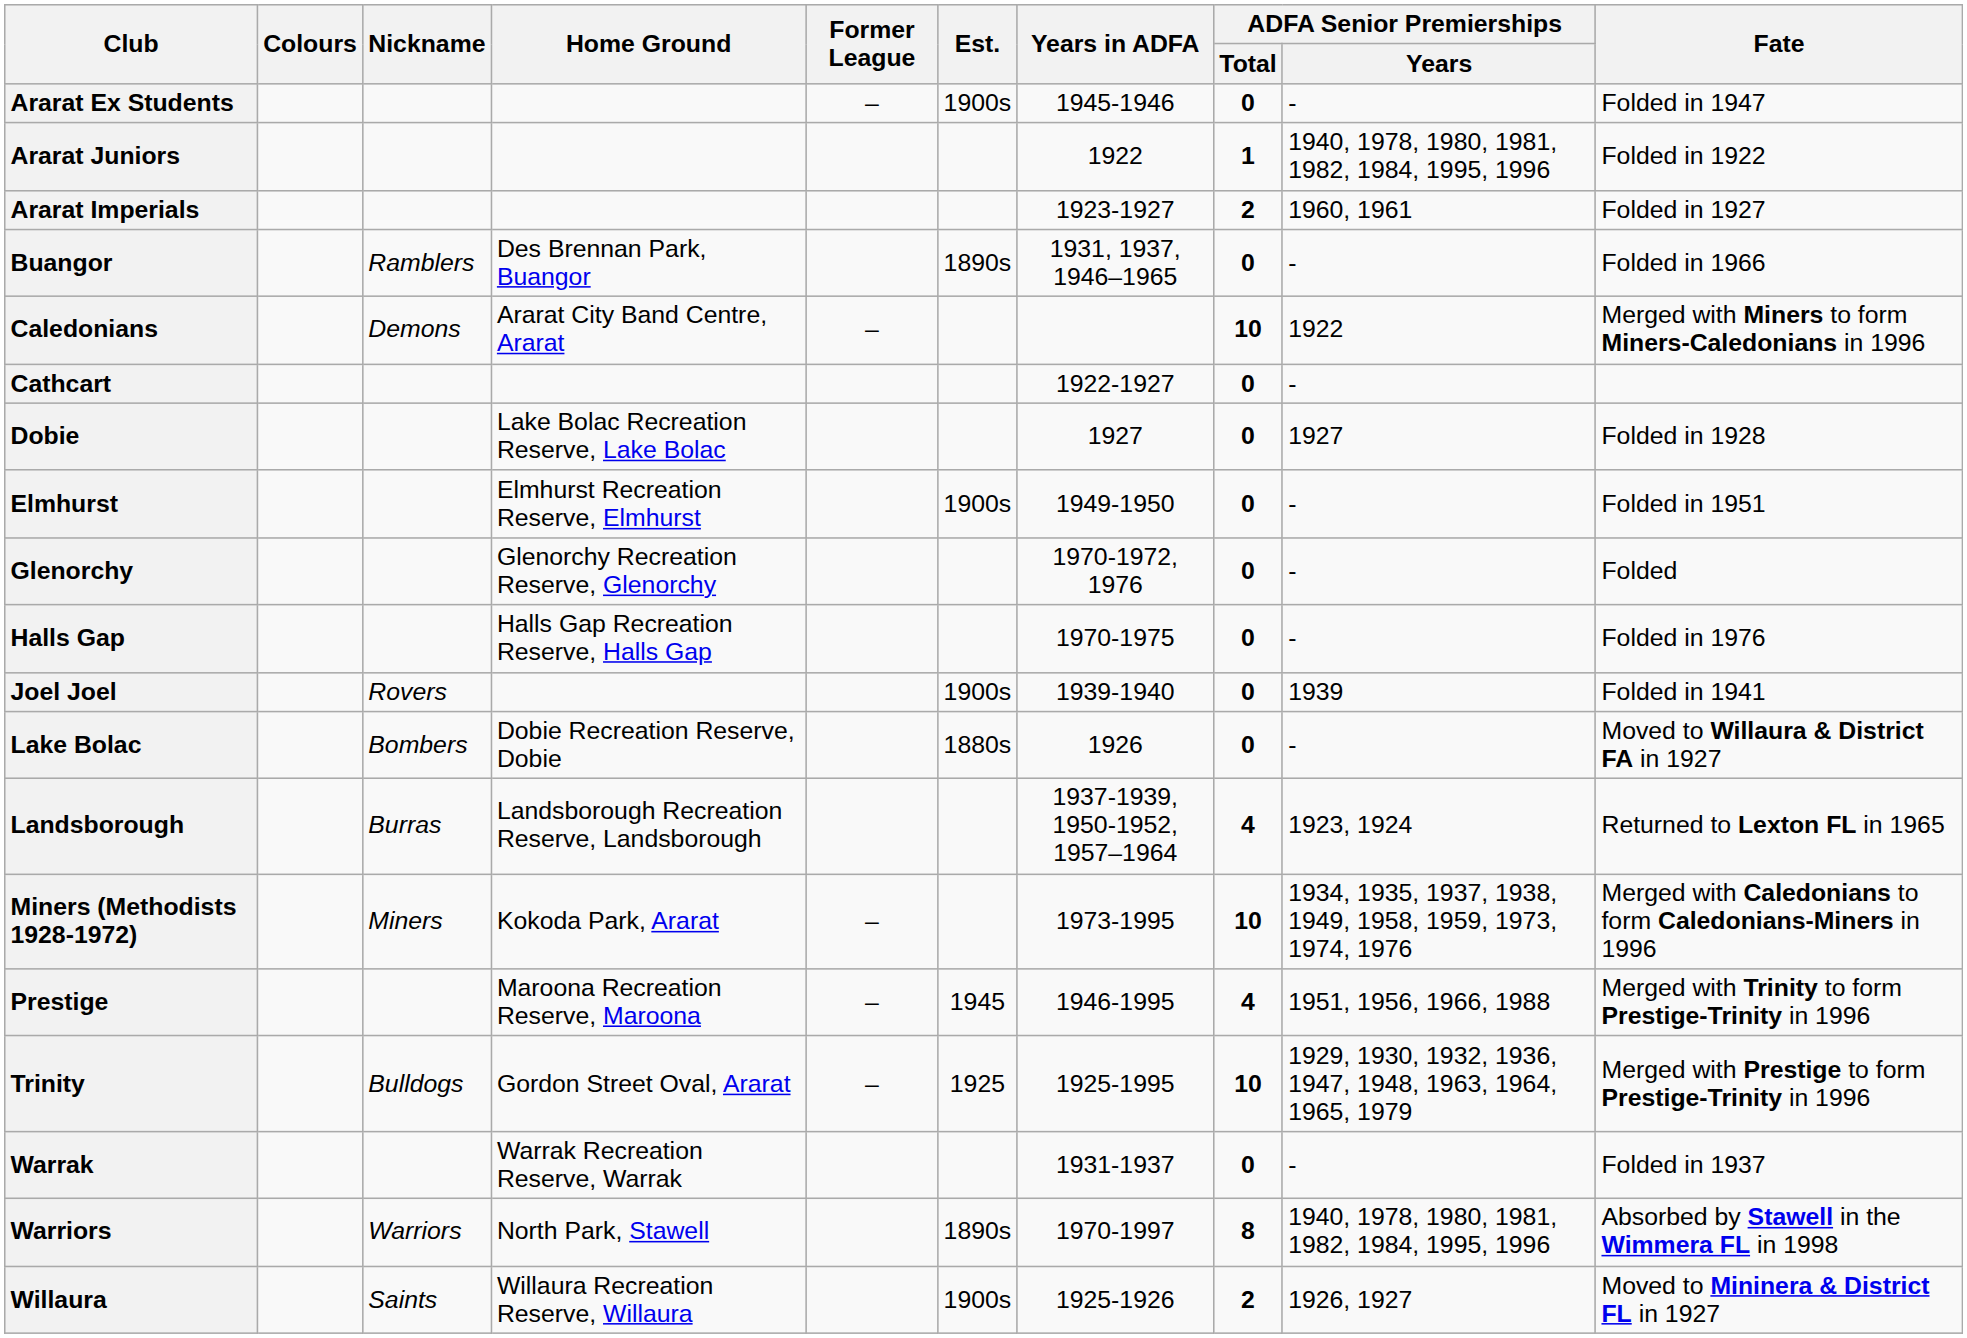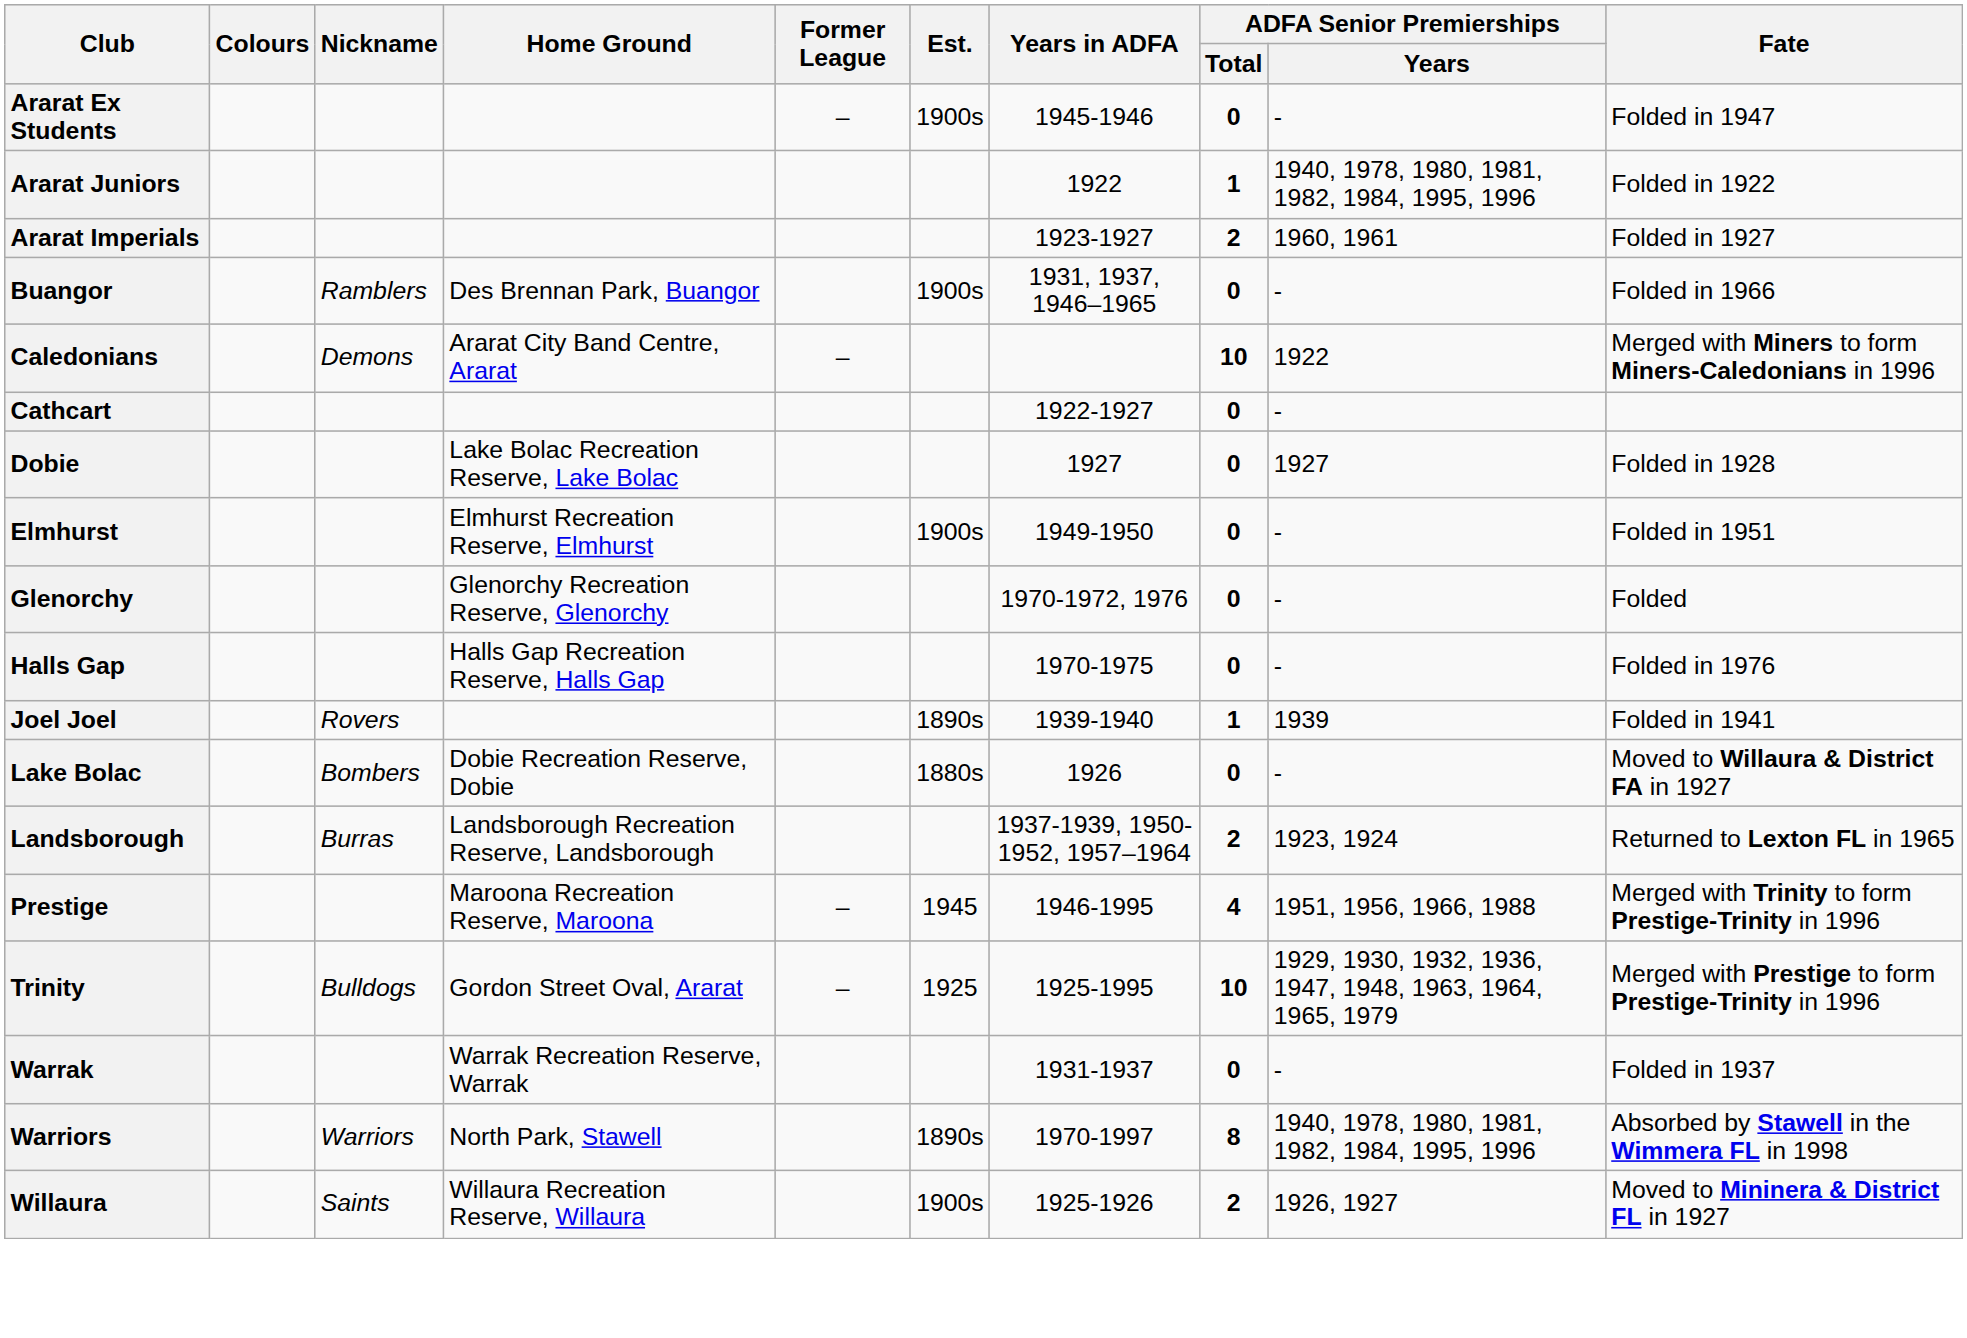(977, 262) 1890s -> (950, 290) 1900s
(977, 691) 1900s -> (950, 719) 1890s
(1248, 691) 0 -> (1234, 719) 1
(1248, 825) 4 -> (1234, 839) 2
- row: (123, 921)
